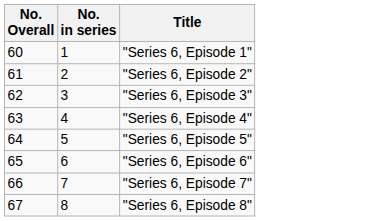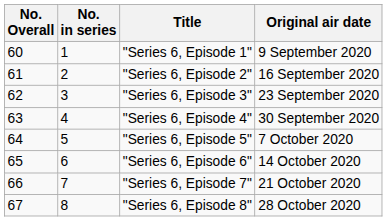+ column: (319, 23)
